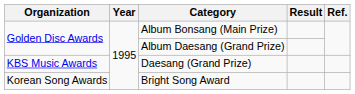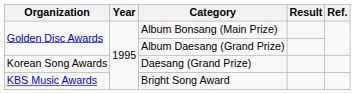(52, 64) KBS Music Awards -> (57, 64) Korean Song Awards
(57, 81) Korean Song Awards -> (52, 81) KBS Music Awards
